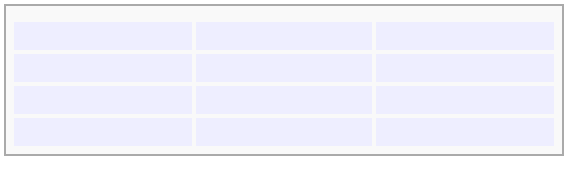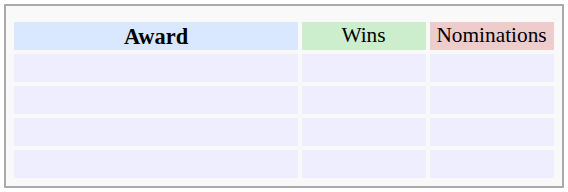+ row: (156, 36)
